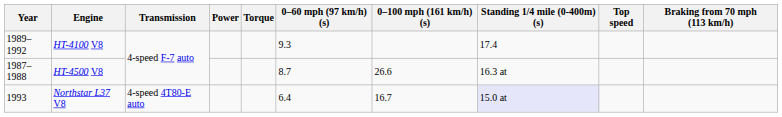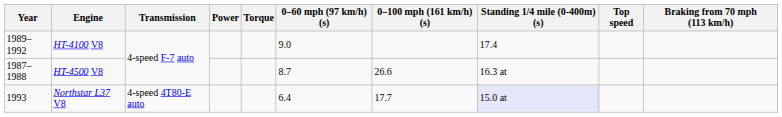(285, 44) 9.3 -> (285, 44) 9.0
(383, 98) 16.7 -> (383, 98) 17.7
